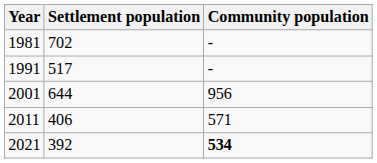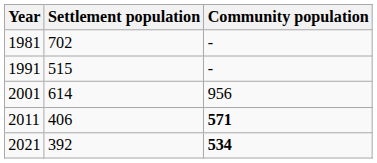(60, 68) 517 -> (60, 68) 515
(60, 94) 644 -> (60, 94) 614
(220, 119) normal -> (220, 119) bold
